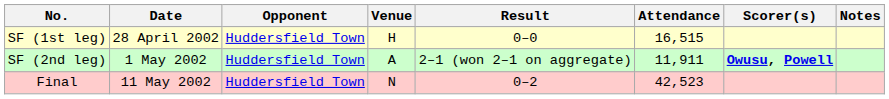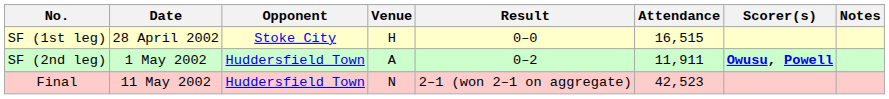(295, 38) Huddersfield Town -> (295, 38) Stoke City
(525, 60) 2–1 (won 2–1 on aggregate) -> (525, 60) 0–2
(525, 82) 0–2 -> (525, 82) 2–1 (won 2–1 on aggregate)
